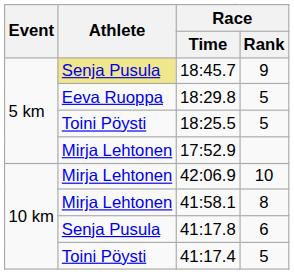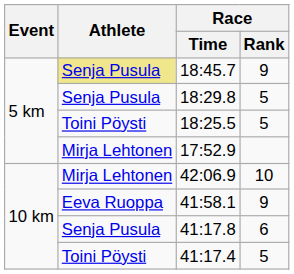(112, 97) Eeva Ruoppa -> (111, 97) Senja Pusula
(117, 203) Mirja Lehtonen -> (112, 203) Eeva Ruoppa
(264, 203) 8 -> (264, 203) 9
